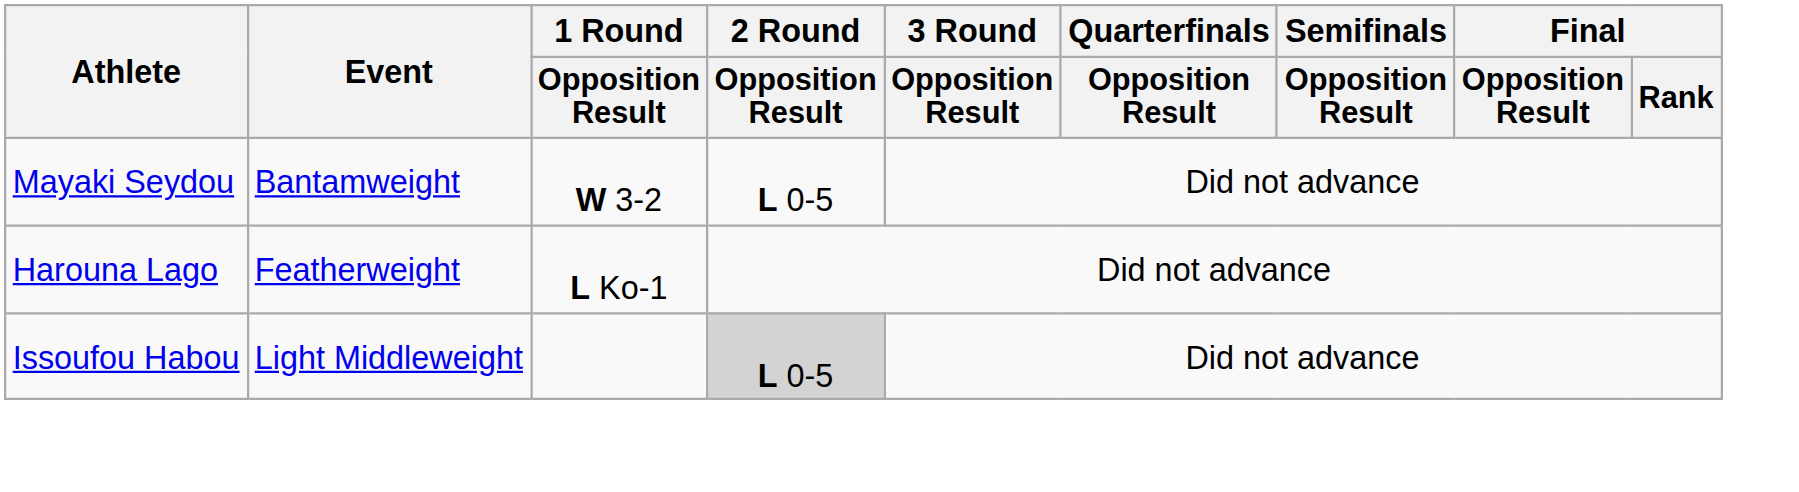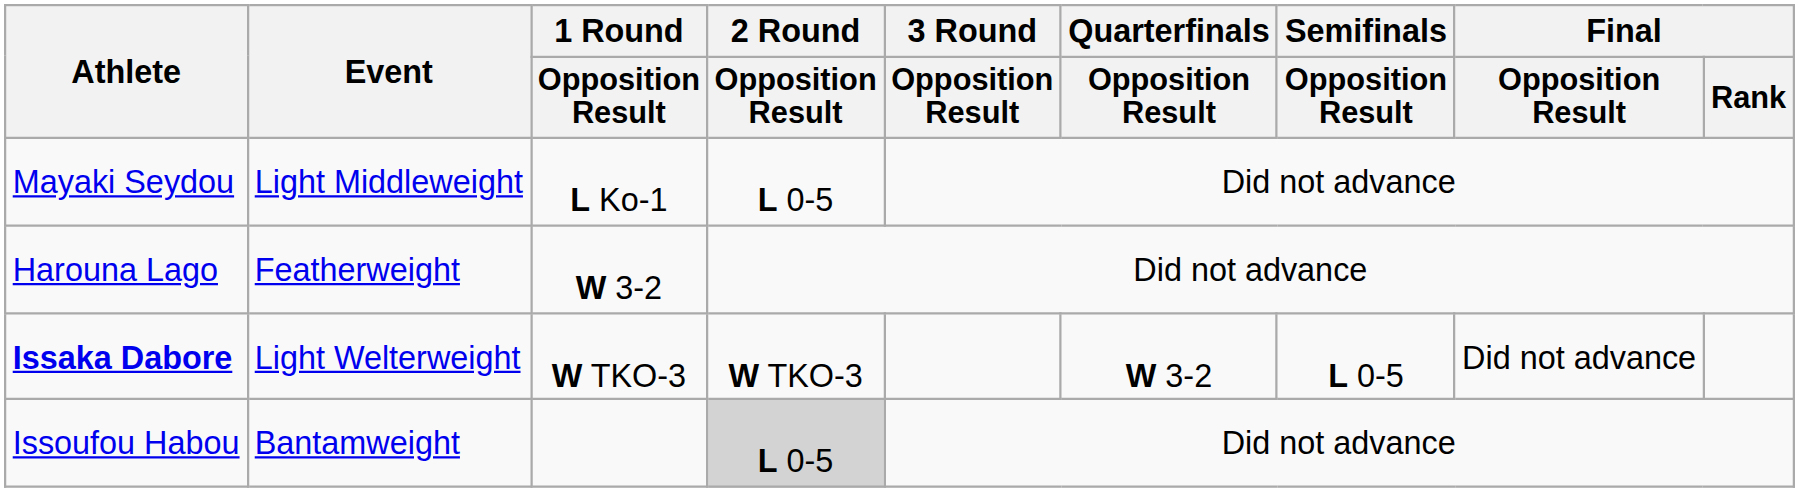(357, 182) Bantamweight -> (389, 182) Light Middleweight
(619, 200) W 3-2 -> (619, 200) L Ko-1
(619, 288) L Ko-1 -> (619, 288) W 3-2
+ row: (123, 357)
(389, 357) Light Middleweight -> (357, 444) Bantamweight
